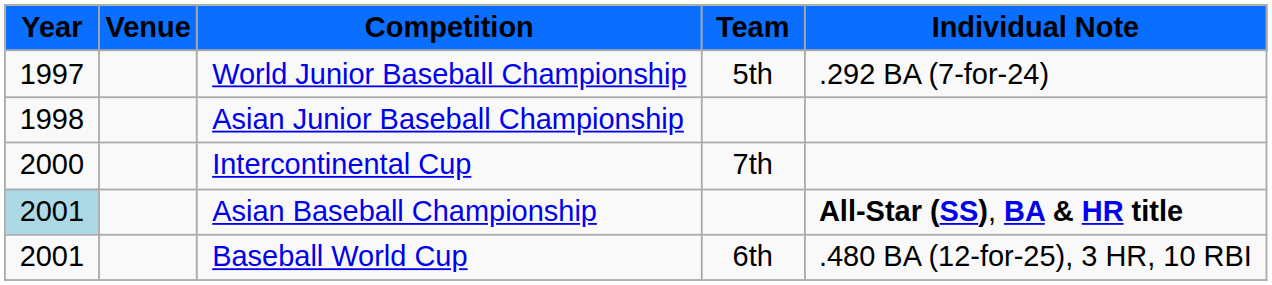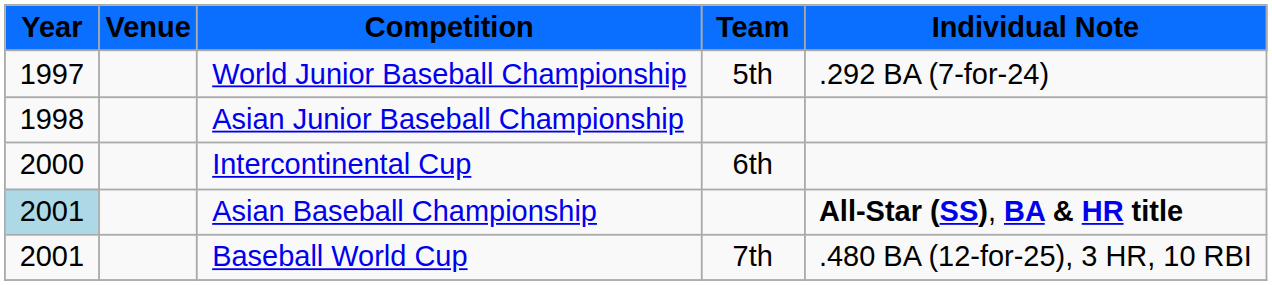(753, 165) 7th -> (753, 165) 6th
(753, 257) 6th -> (753, 257) 7th
